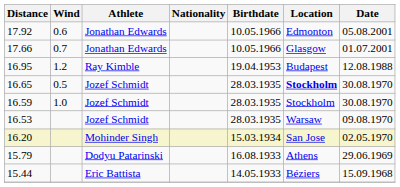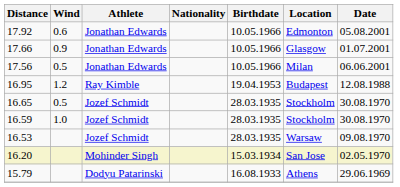(60, 48) 0.7 -> (60, 48) 0.9
+ row: (20, 66)
(312, 84) bold -> (310, 102) normal
- row: (20, 173)
